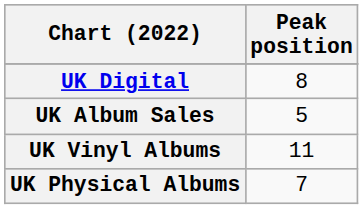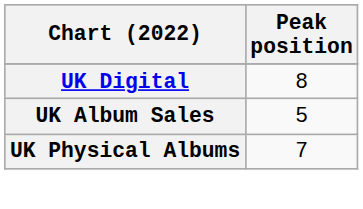- row: (125, 151)
